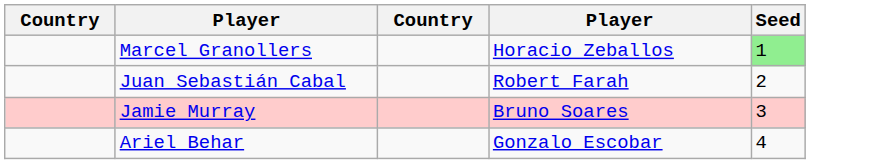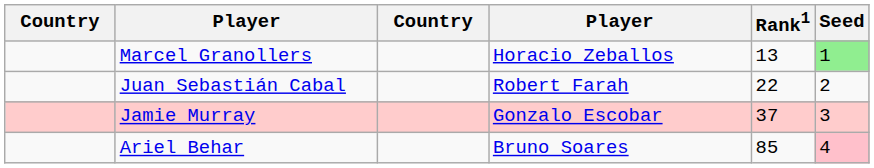+ column: (783, 22)
(561, 112) Bruno Soares -> (578, 117) Gonzalo Escobar
(578, 143) Gonzalo Escobar -> (561, 148) Bruno Soares
(761, 143) no background -> (825, 148) pink background
